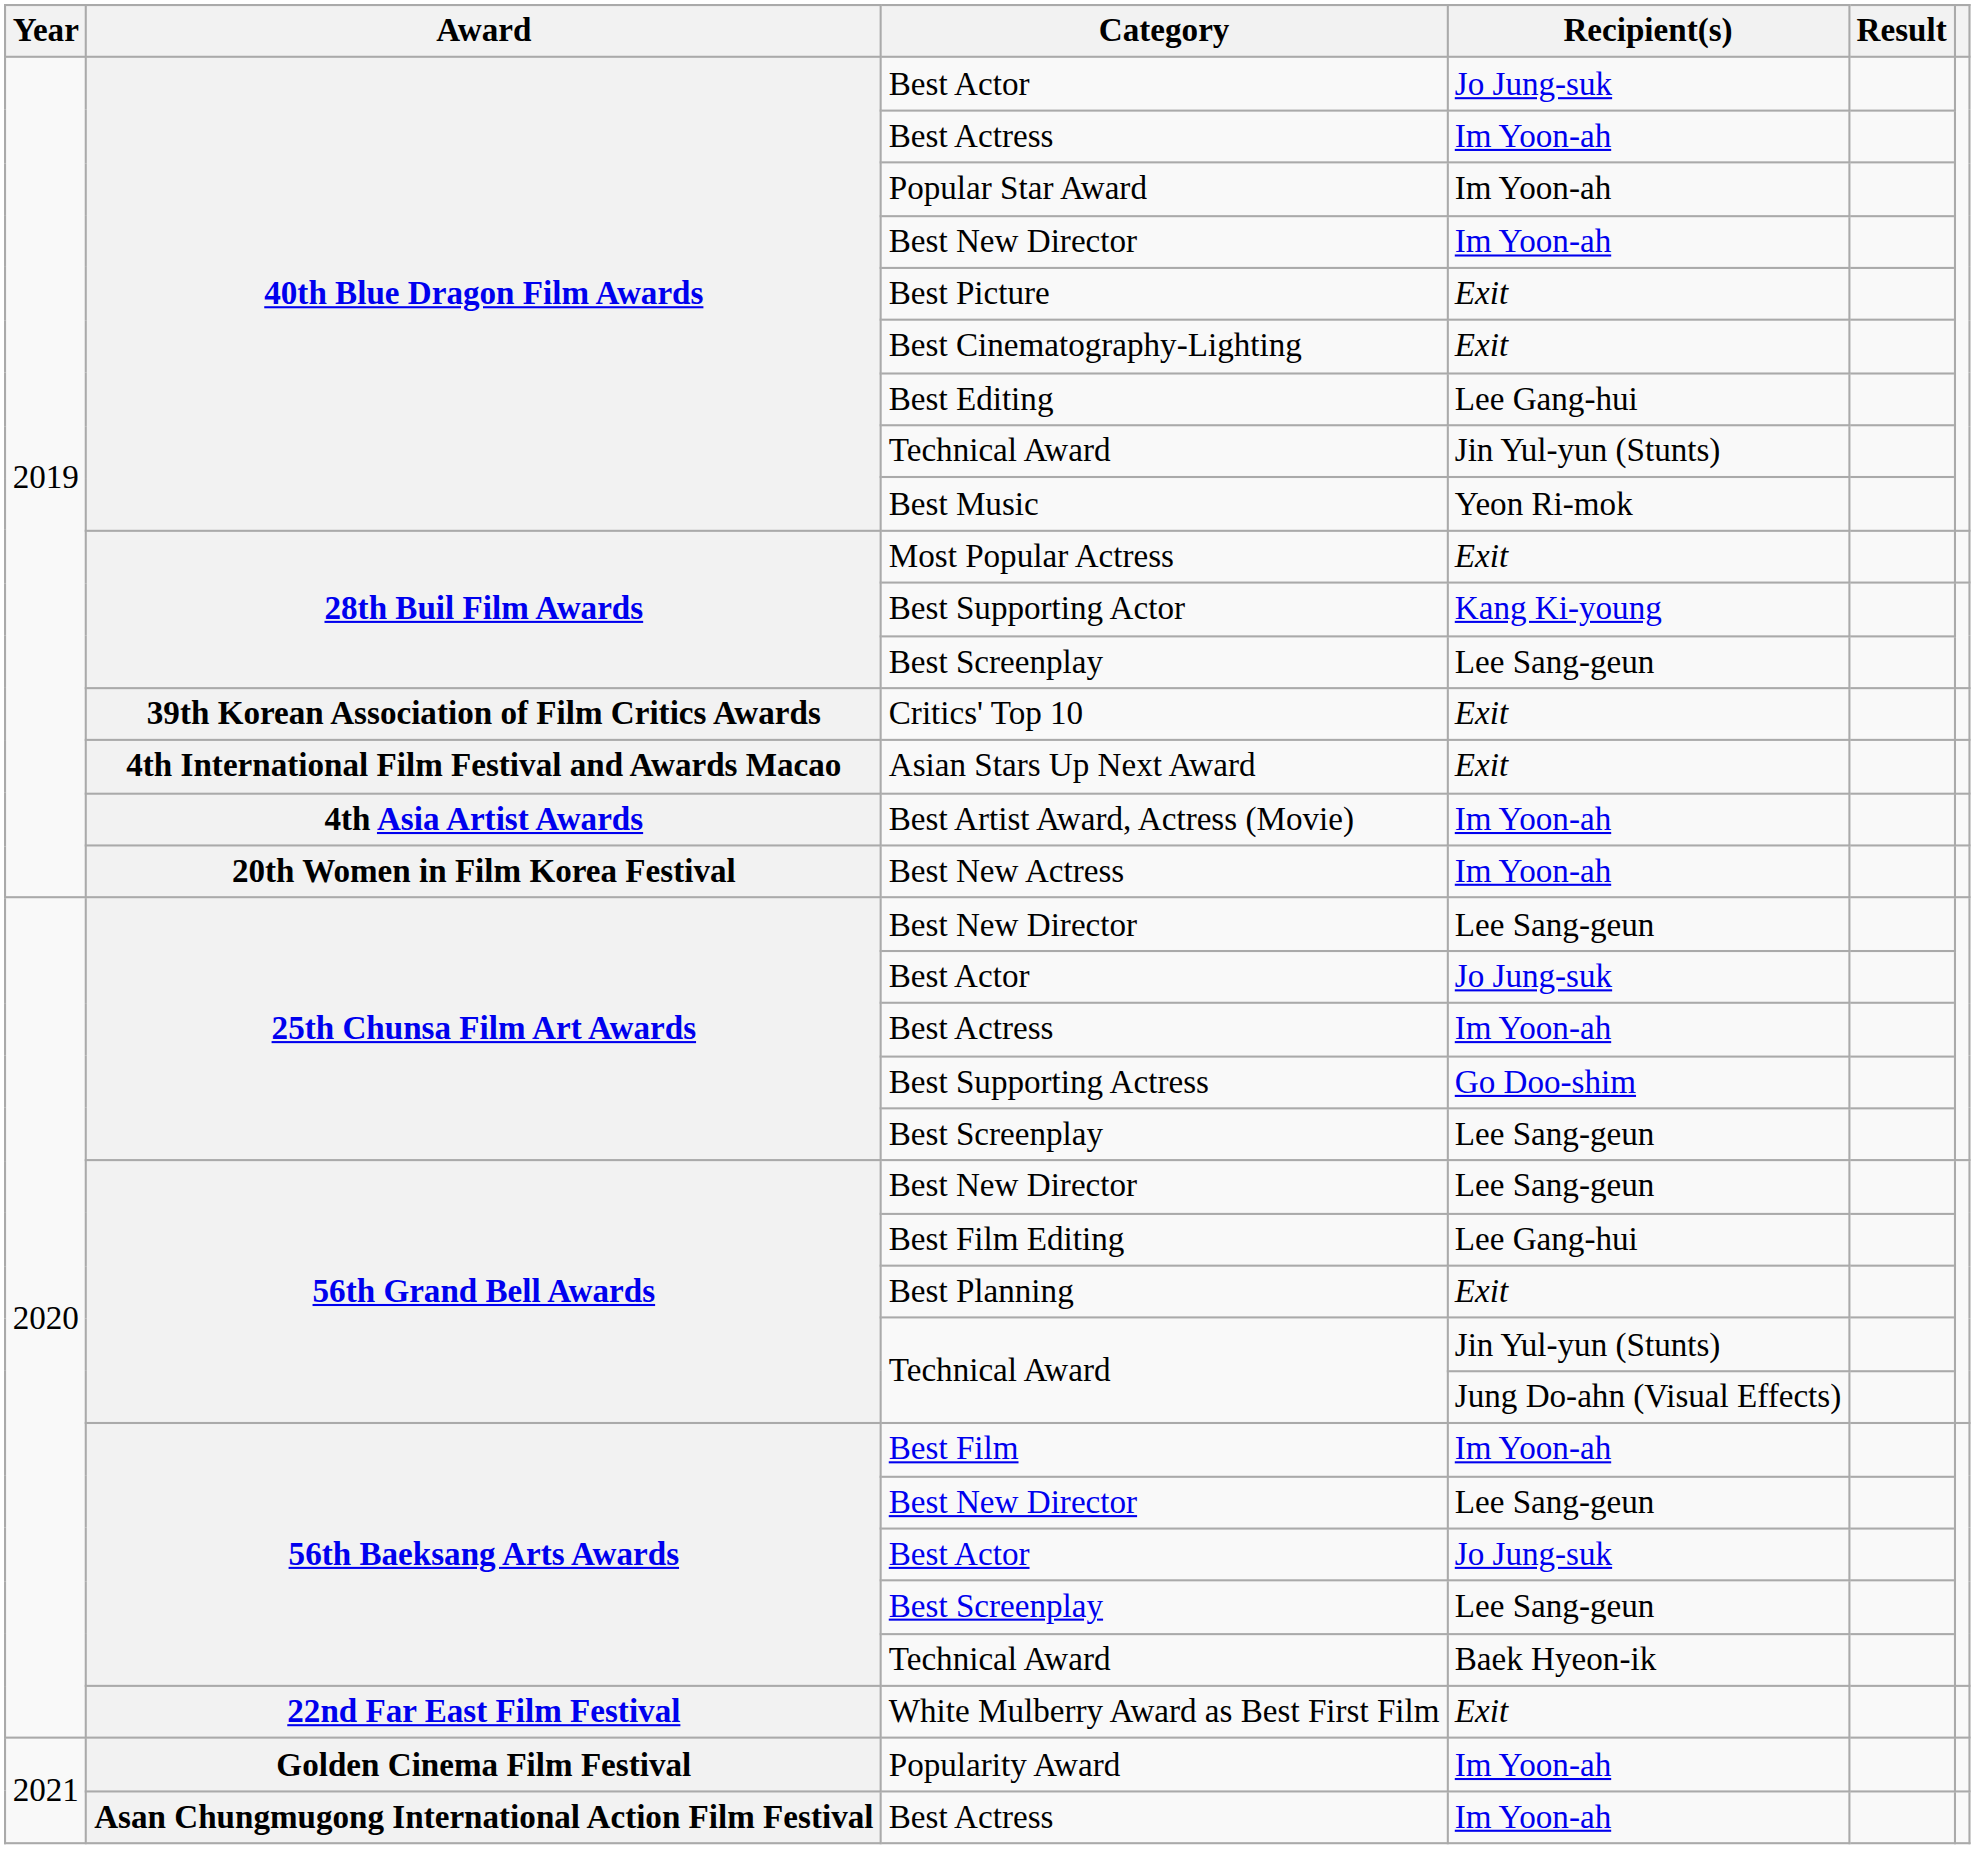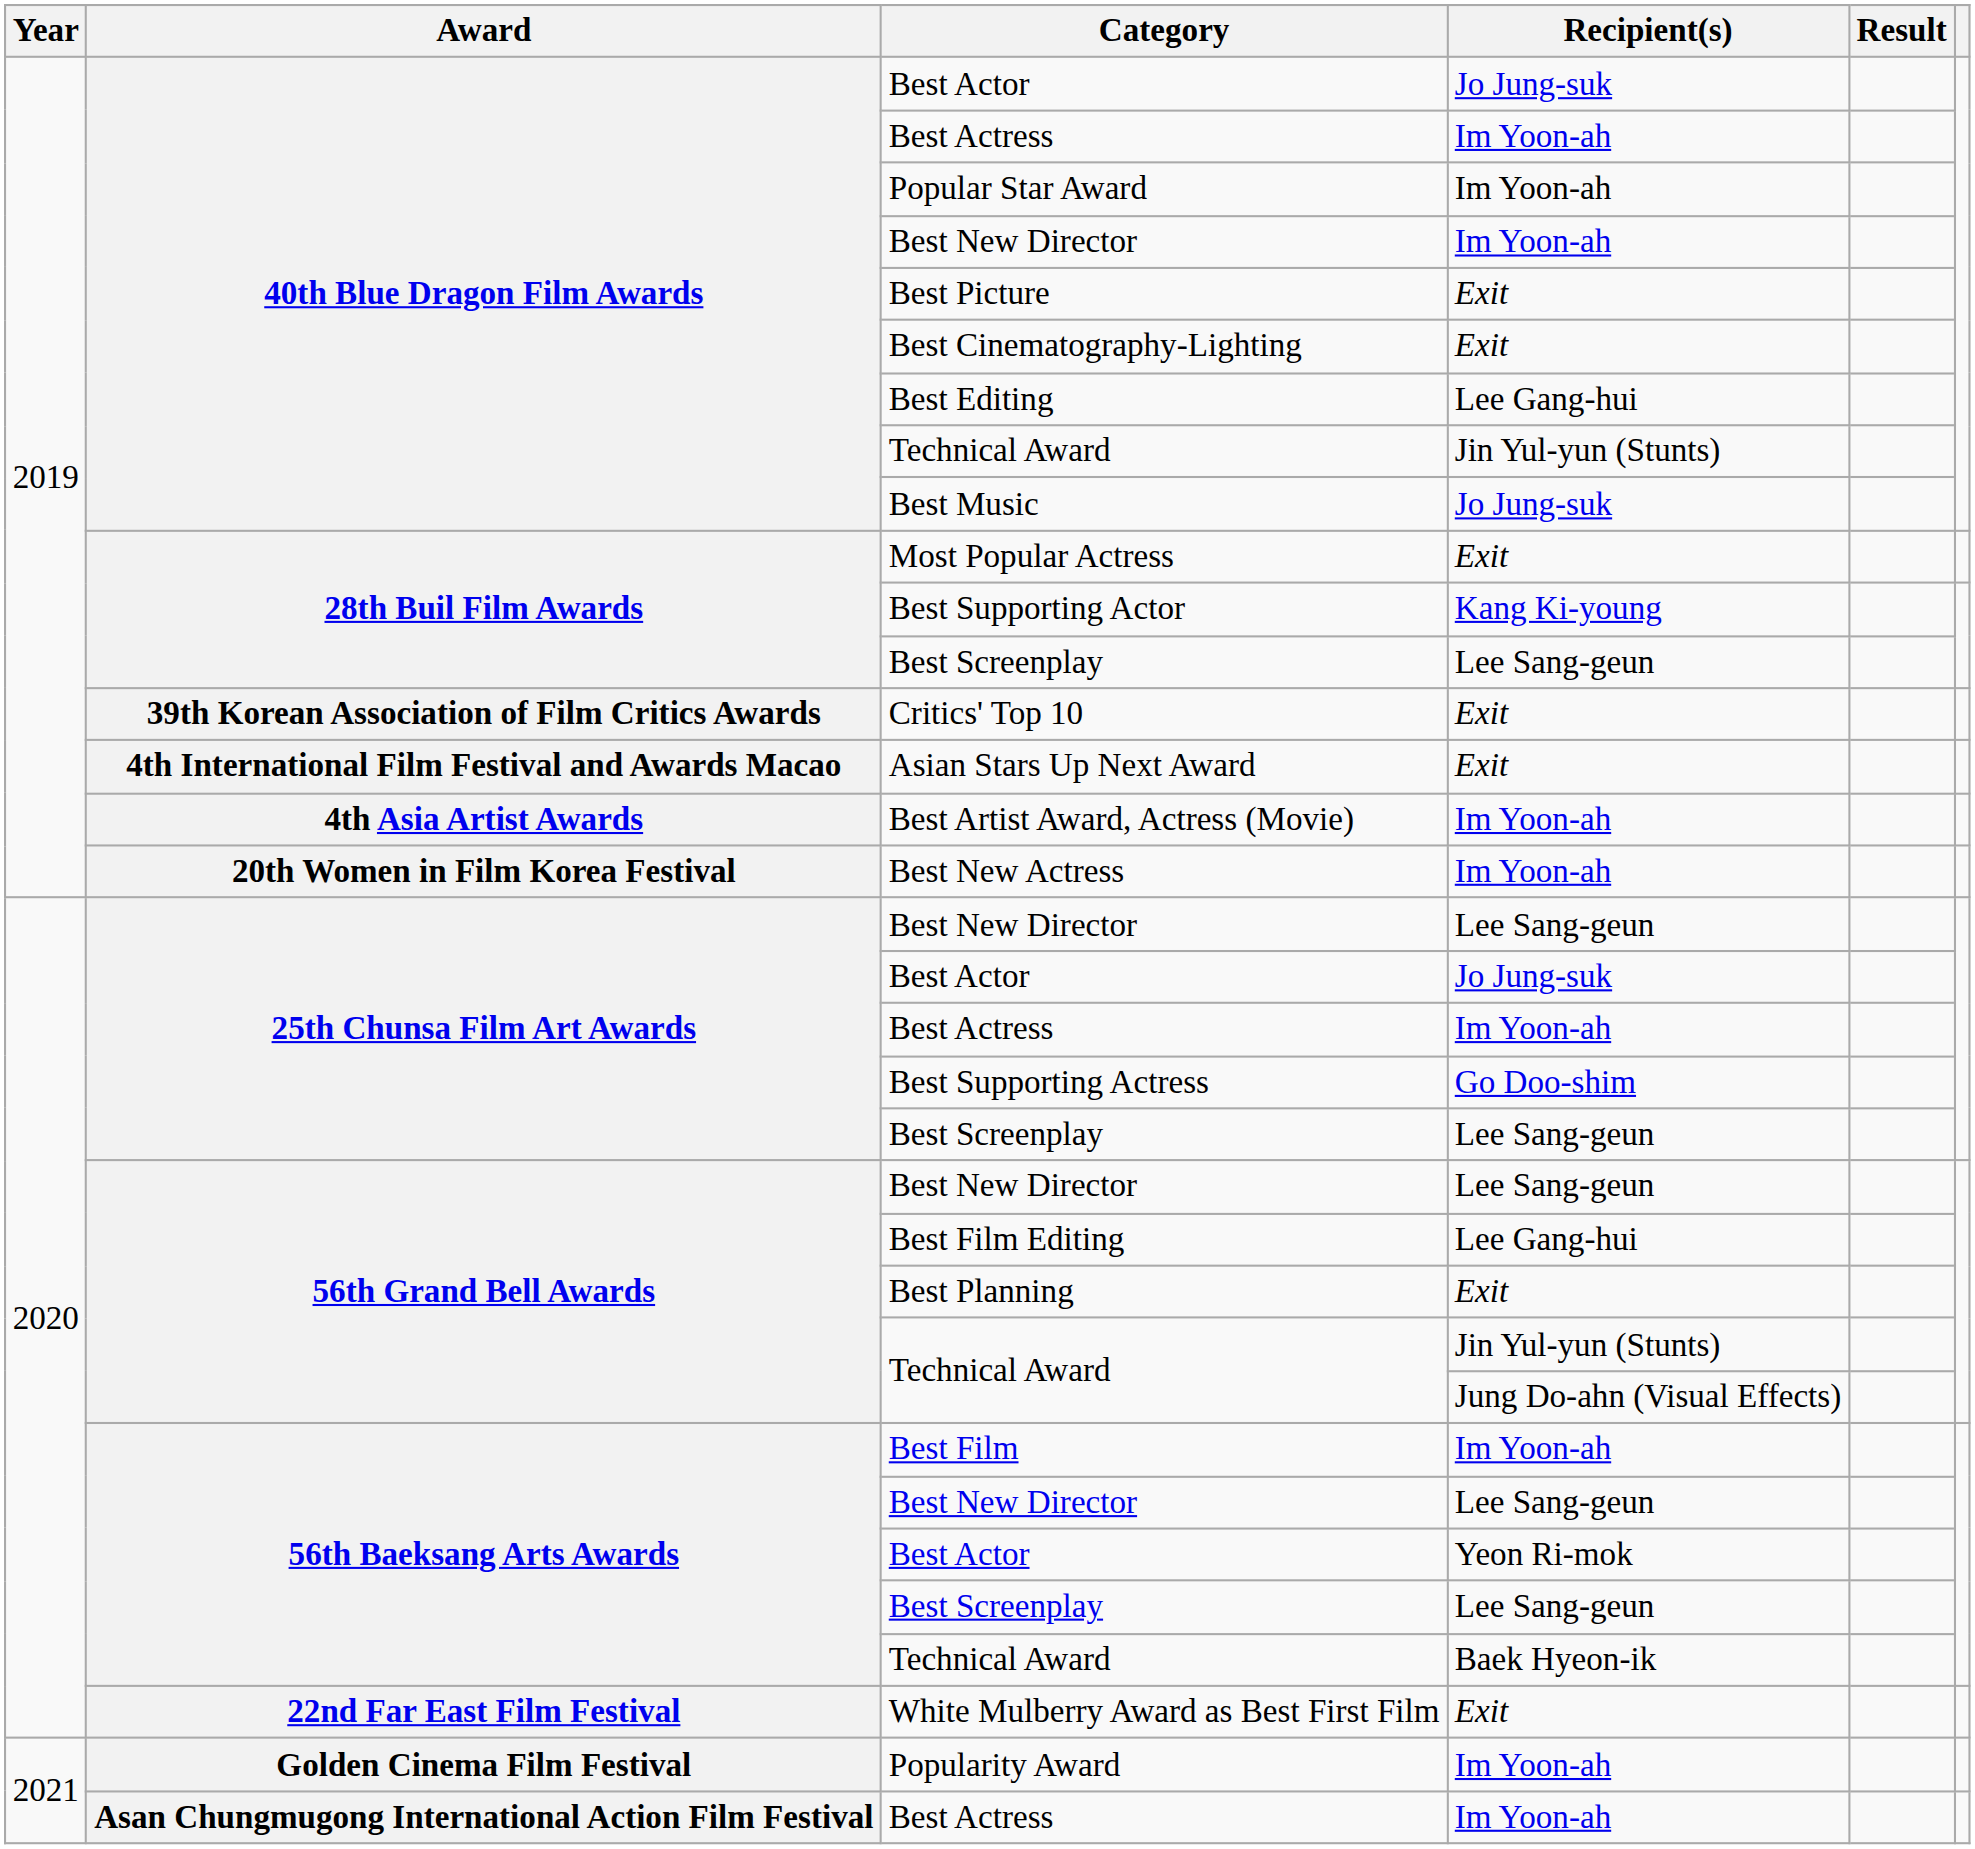(1544, 503) Yeon Ri-mok -> (1533, 503) Jo Jung-suk
(1533, 1554) Jo Jung-suk -> (1544, 1554) Yeon Ri-mok
